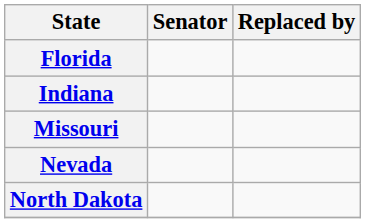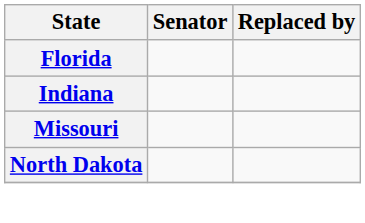- row: (76, 164)
